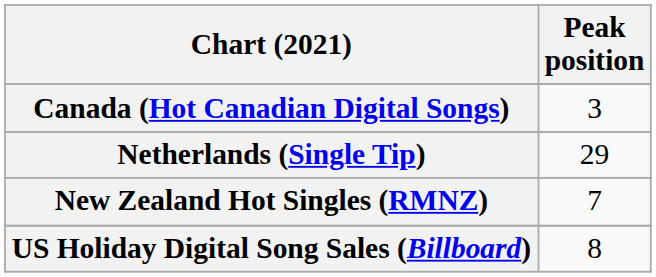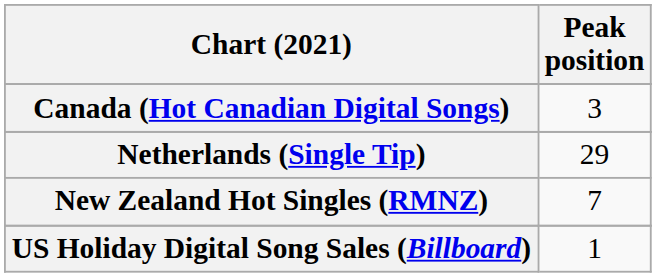(595, 247) 8 -> (595, 247) 1
